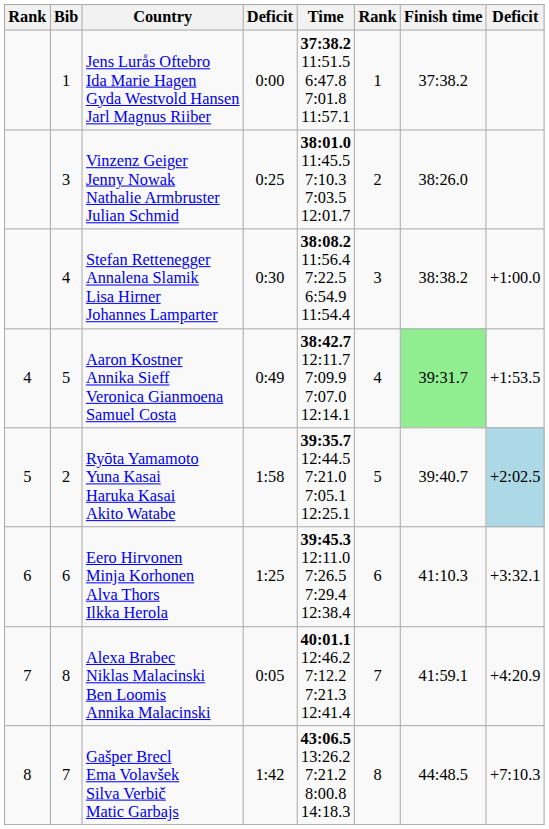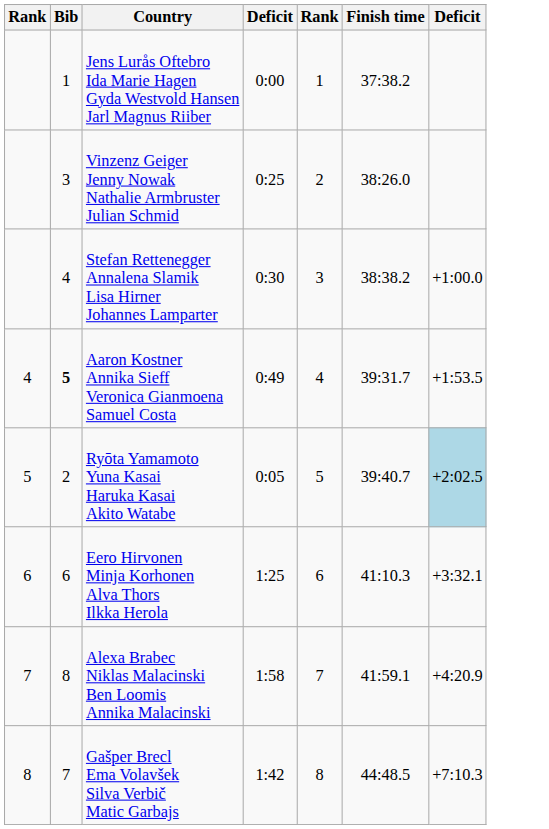- column: (326, 17)
(66, 378) normal -> (66, 378) bold
(443, 378) lightgreen background -> (385, 378) no background
(270, 477) 1:58 -> (270, 477) 0:05
(270, 675) 0:05 -> (270, 675) 1:58
